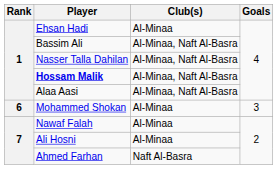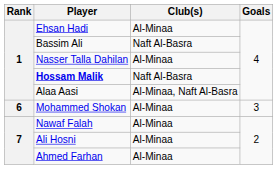(185, 44) Al-Minaa, Naft Al-Basra -> (163, 44) Naft Al-Basra
(185, 60) Al-Minaa, Naft Al-Basra -> (153, 60) Al-Minaa
(185, 76) Al-Minaa, Naft Al-Basra -> (163, 76) Naft Al-Basra
(163, 156) Naft Al-Basra -> (153, 156) Al-Minaa
